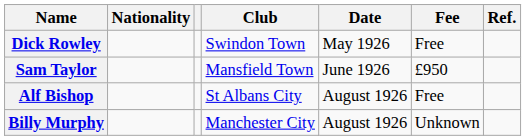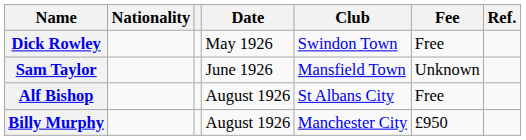columns swapped: (260, 17) <-> (365, 17)
(431, 69) £950 -> (447, 69) Unknown
(447, 122) Unknown -> (431, 122) £950
